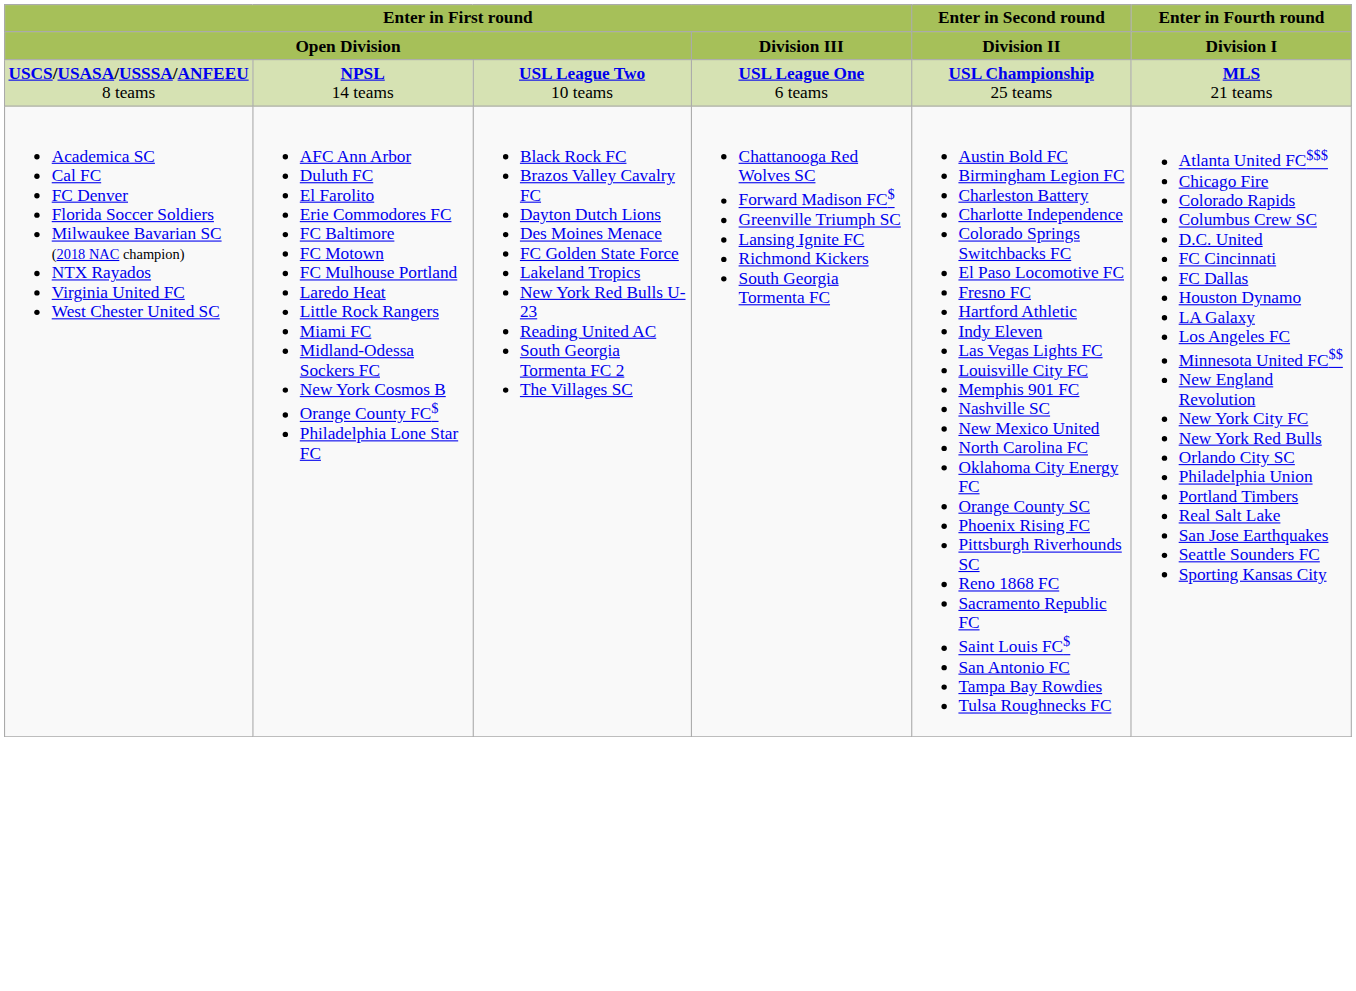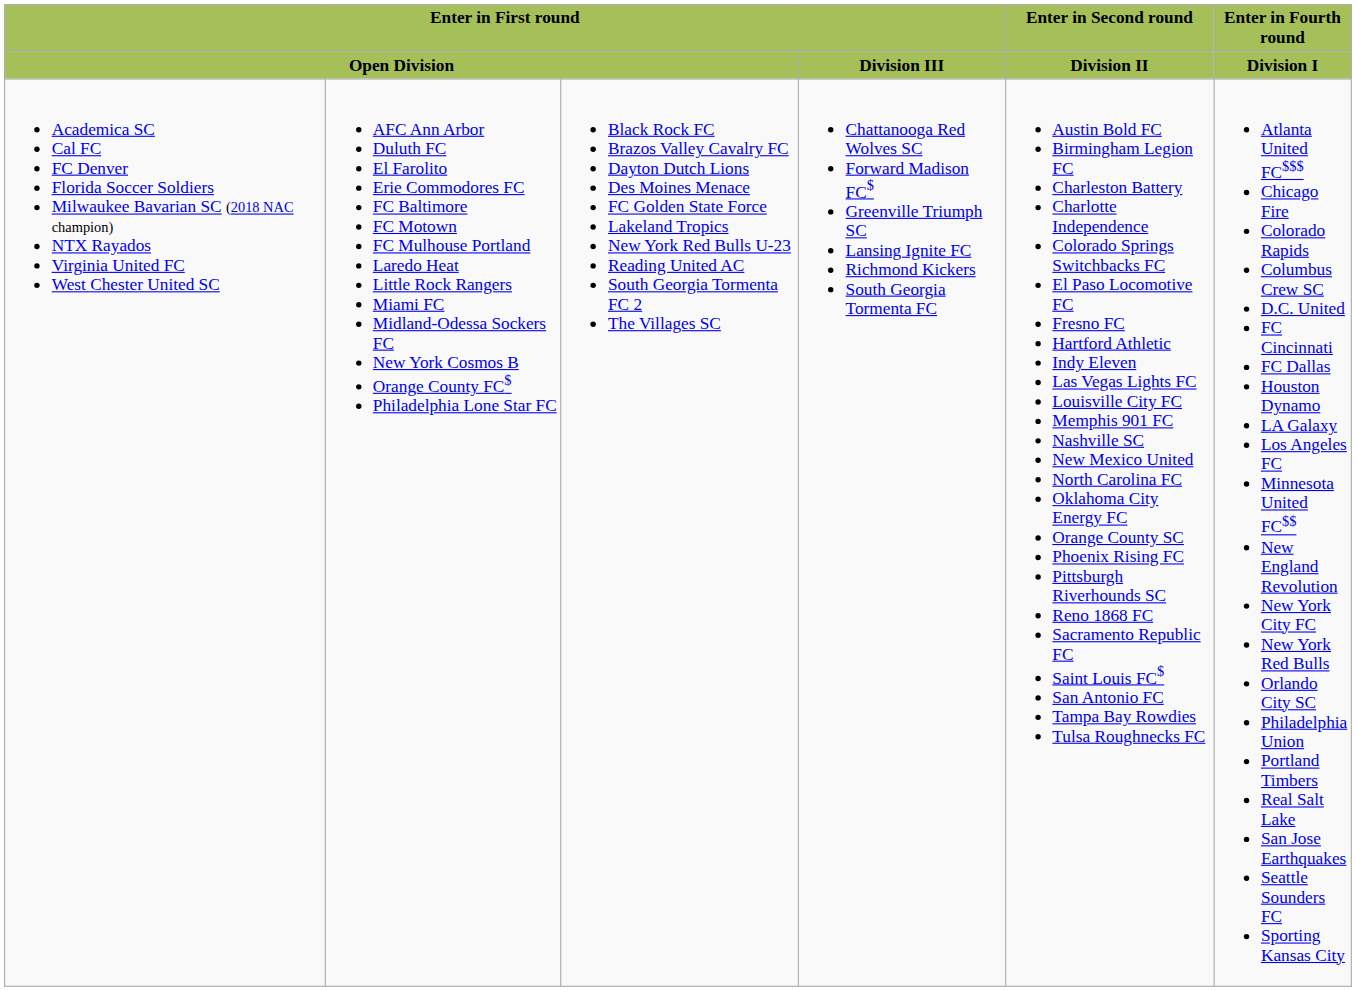- row: (129, 82)
